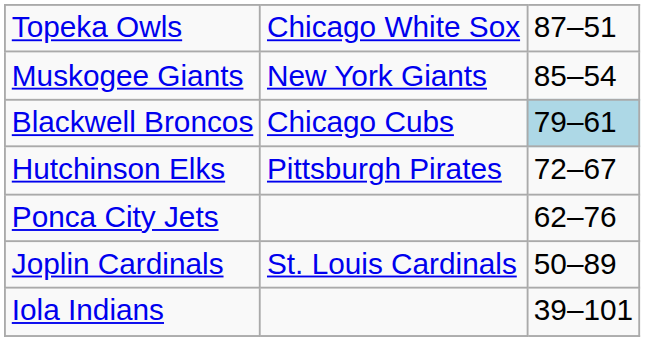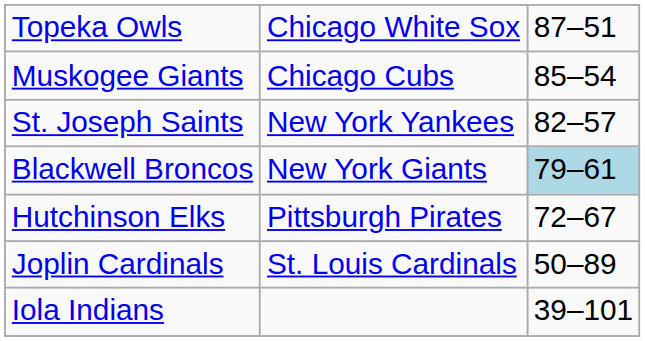(377, 75) New York Giants -> (360, 75) Chicago Cubs
+ row: (128, 122)
(360, 122) Chicago Cubs -> (377, 169) New York Giants
- row: (115, 216)
